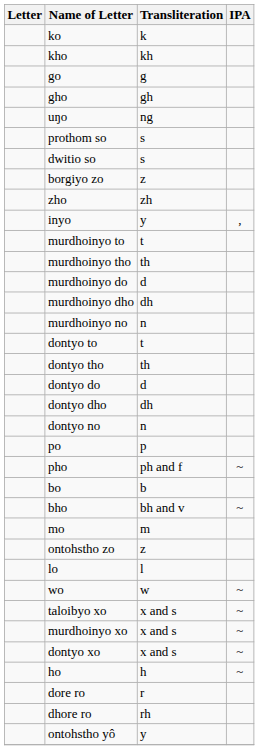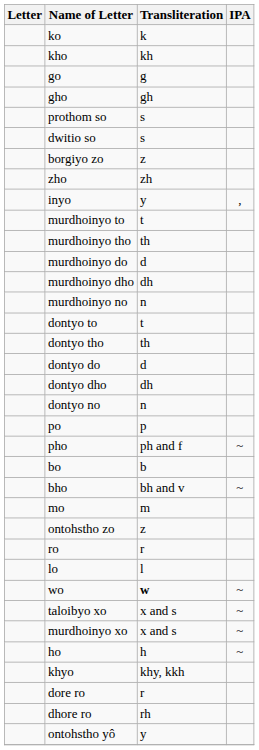- row: (58, 117)
+ row: (53, 549)
(145, 590) normal -> (145, 590) bold
- row: (74, 651)
+ row: (61, 672)
